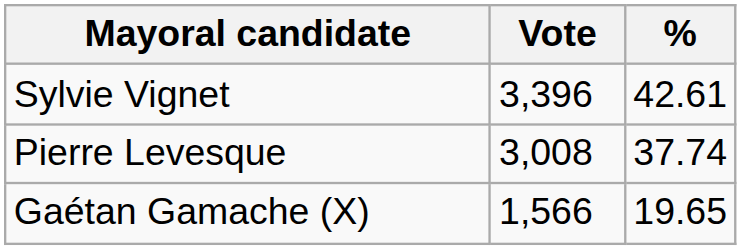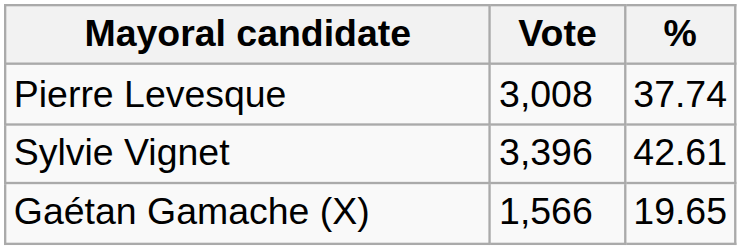rows swapped: (122, 93) <-> (150, 152)
